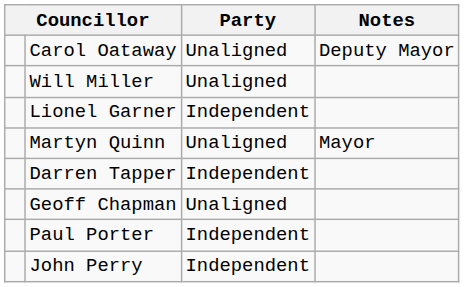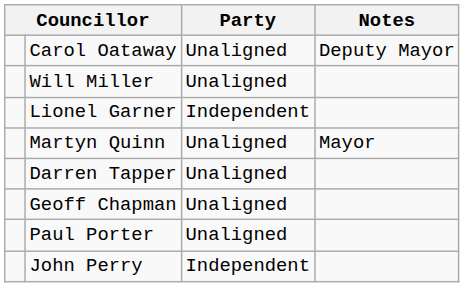(248, 174) Independent -> (236, 174) Unaligned
(248, 235) Independent -> (236, 235) Unaligned
